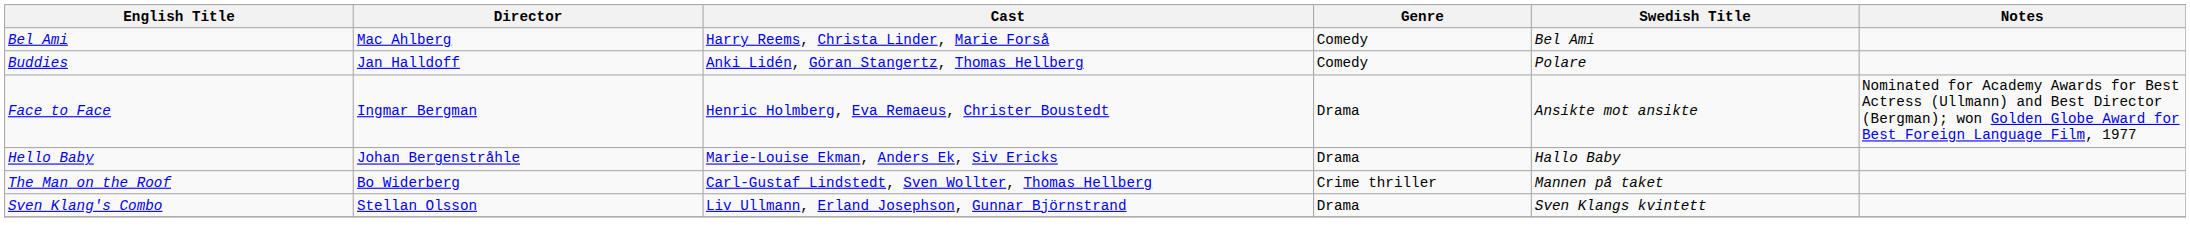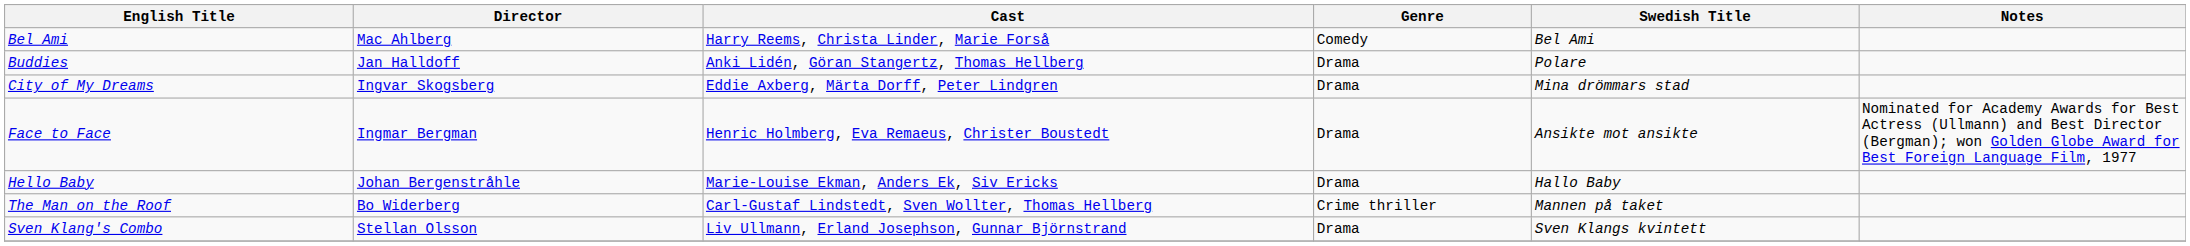(1342, 63) Comedy -> (1338, 63) Drama
+ row: (81, 86)
